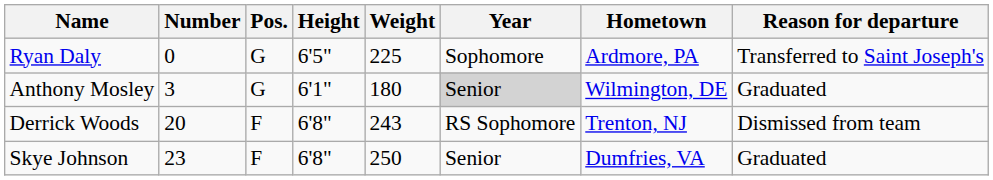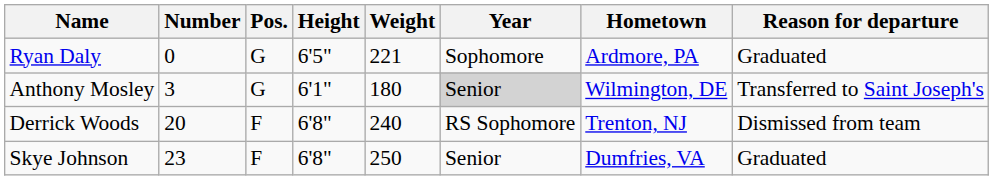(386, 55) 225 -> (386, 55) 221
(861, 55) Transferred to Saint Joseph's -> (782, 55) Graduated
(782, 89) Graduated -> (861, 89) Transferred to Saint Joseph's
(386, 123) 243 -> (386, 123) 240
